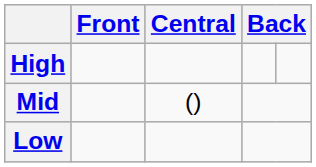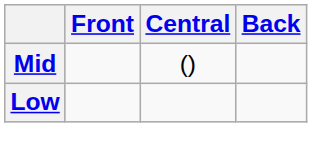- row: (38, 63)
